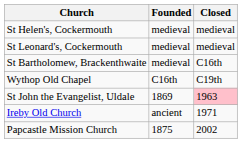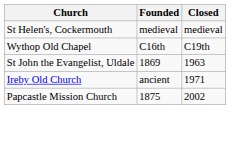- row: (64, 46)
- row: (77, 63)
(207, 96) pink background -> (195, 63) no background
